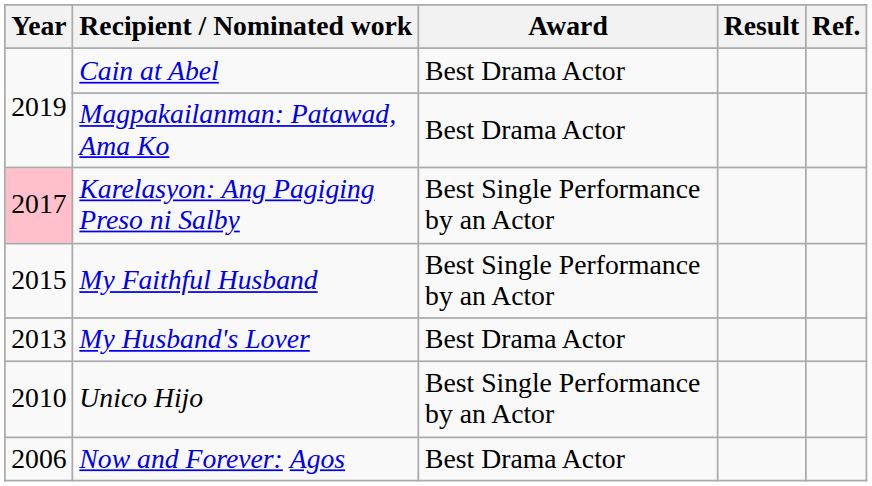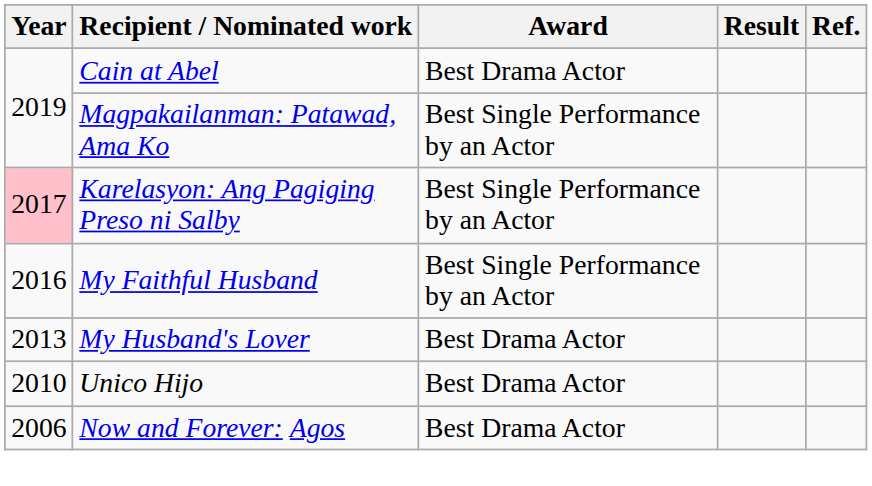(525, 129) Best Drama Actor -> (563, 129) Best Single Performance by an Actor
(39, 279) 2015 -> (39, 279) 2016
(563, 398) Best Single Performance by an Actor -> (525, 383) Best Drama Actor
